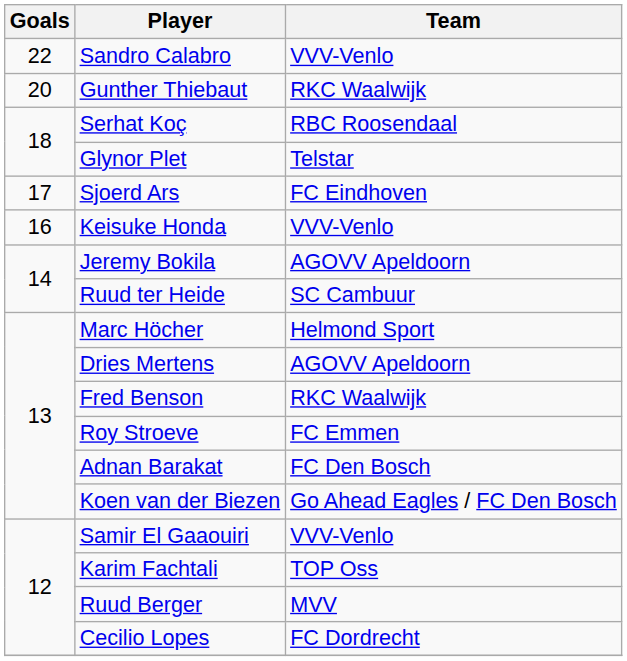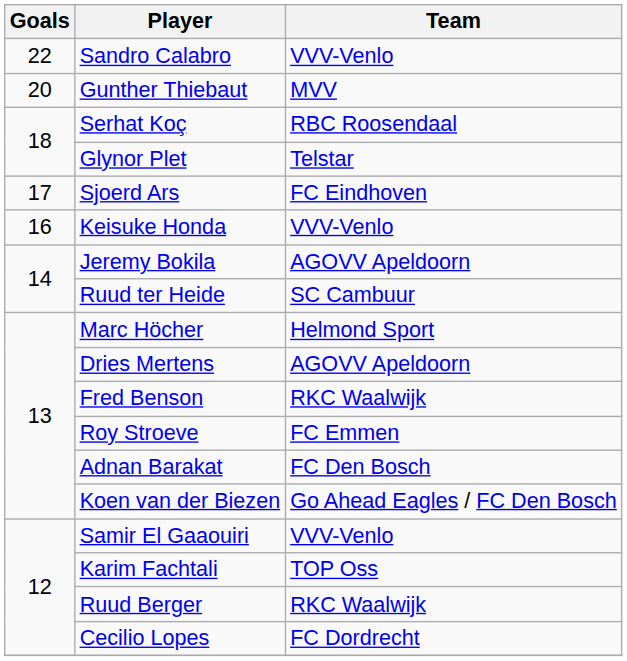(358, 90) RKC Waalwijk -> (314, 90) MVV
(314, 603) MVV -> (358, 603) RKC Waalwijk
